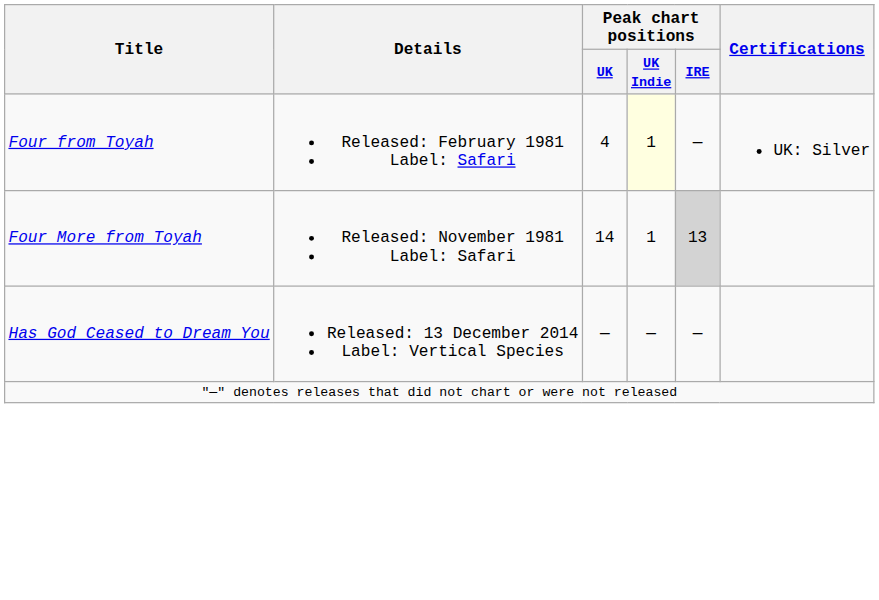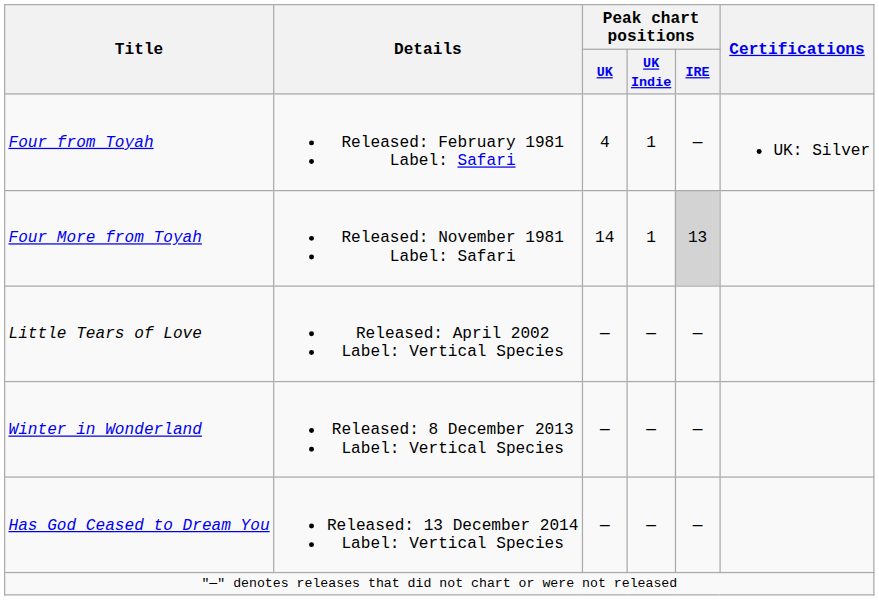(651, 142) lightyellow background -> (651, 142) no background
+ row: (105, 334)
+ row: (105, 429)
